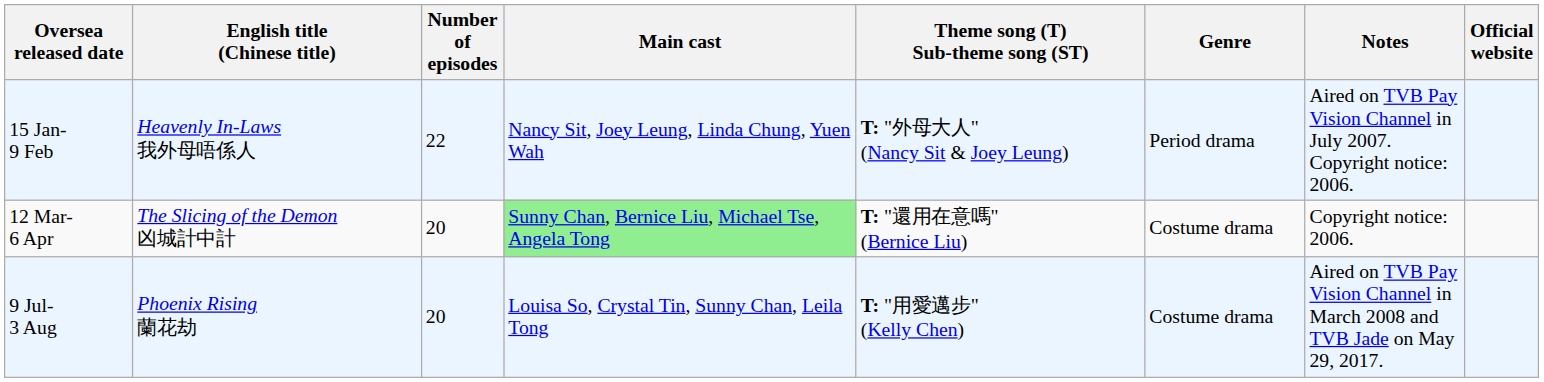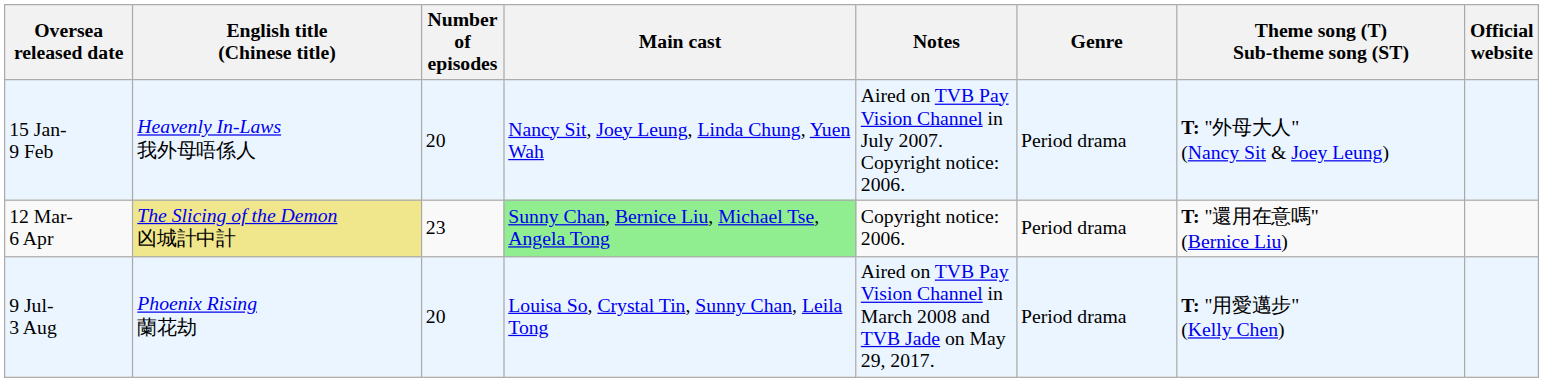columns swapped: (1001, 42) <-> (1385, 42)
(436, 139) 22 -> (436, 139) 20
(237, 227) no background -> (237, 227) khaki background
(436, 228) 20 -> (436, 228) 23
(1211, 228) Costume drama -> (1074, 228) Period drama
(1211, 316) Costume drama -> (1074, 316) Period drama
